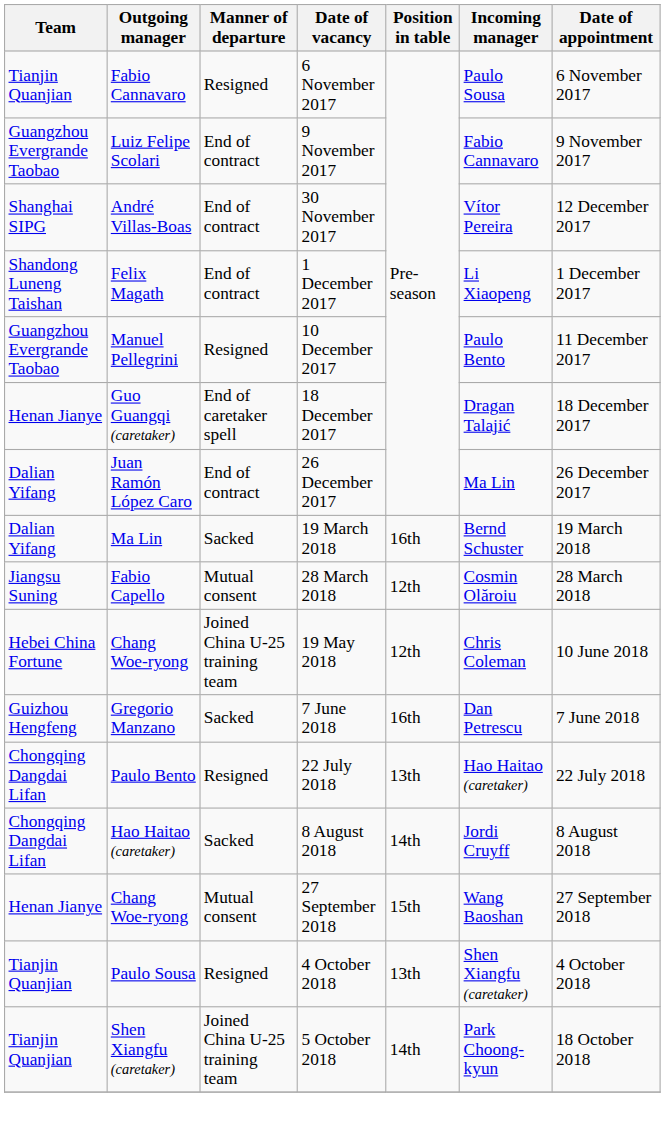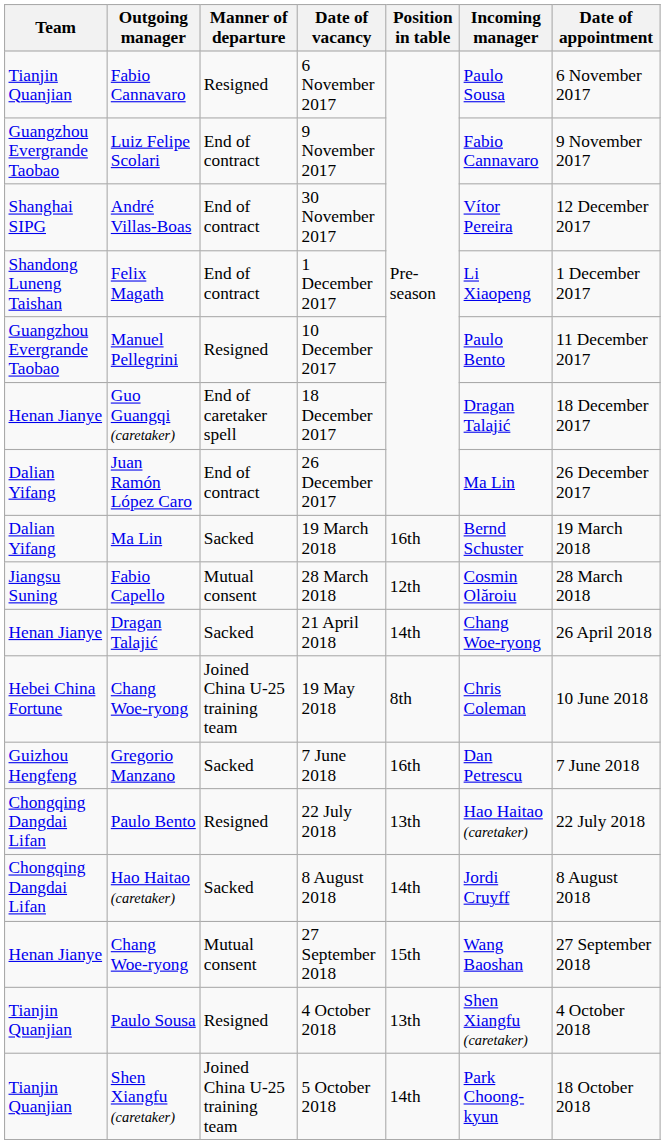+ row: (330, 632)
(405, 651) 12th -> (401, 698) 8th
